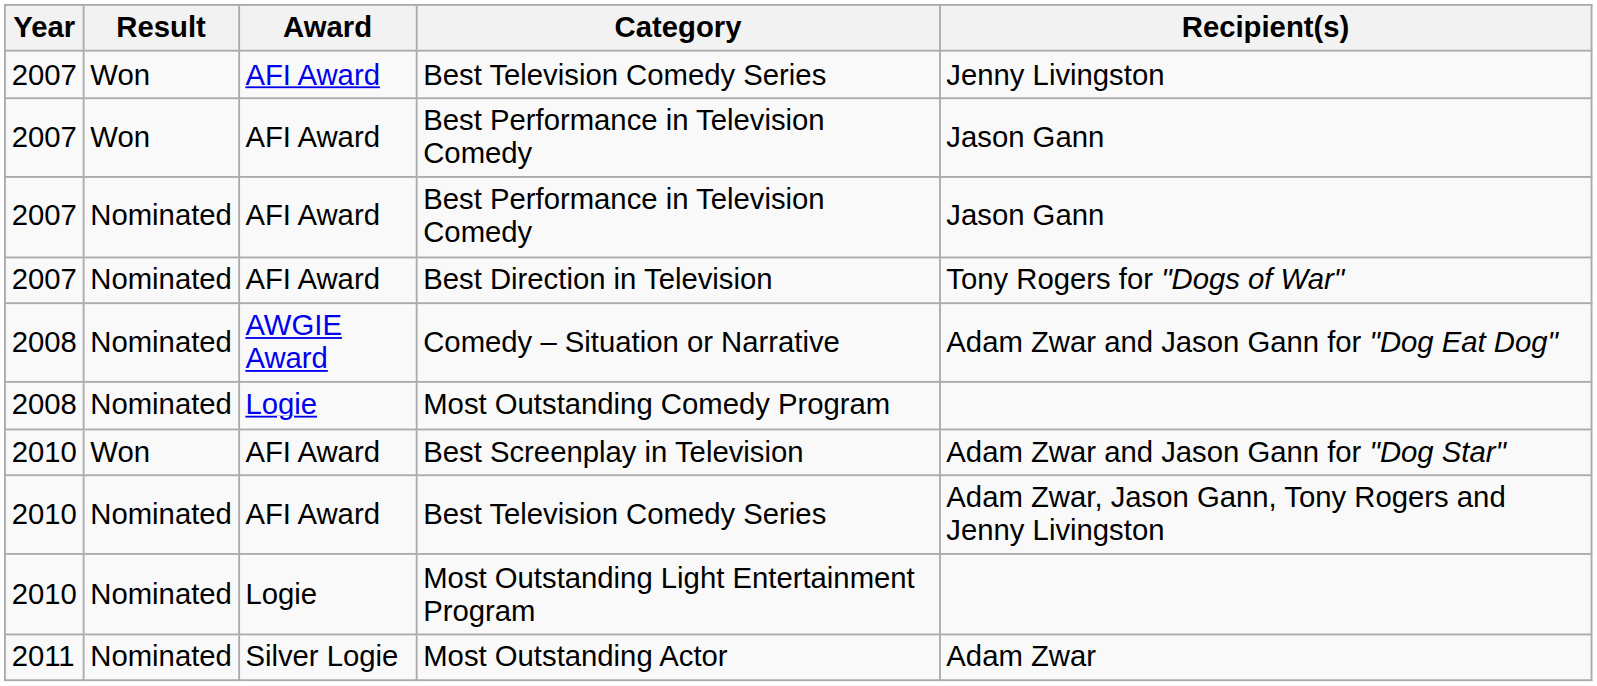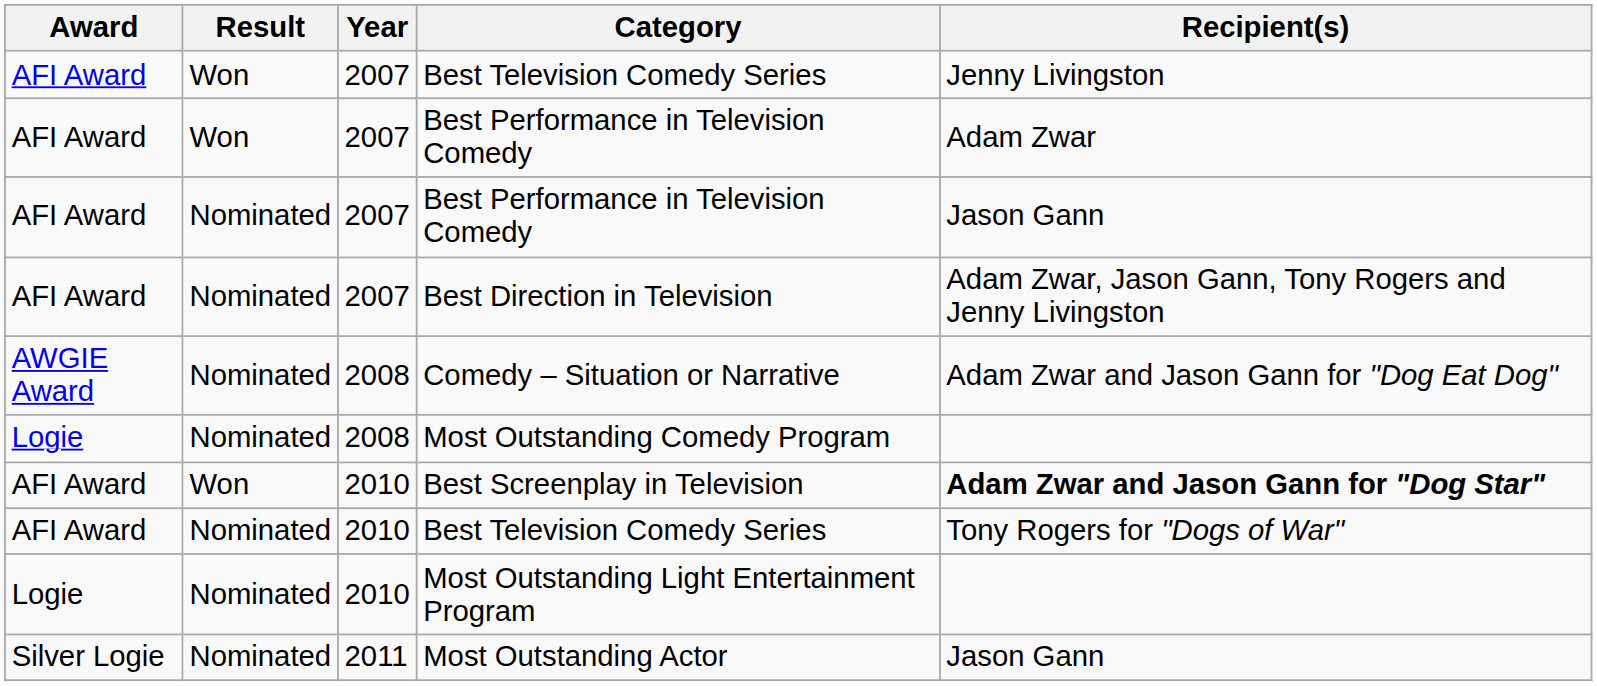columns swapped: (44, 27) <-> (328, 27)
(1025, 137) Jason Gann -> (1021, 137) Adam Zwar
(1145, 279) Tony Rogers for "Dogs of War" -> (1226, 295) Adam Zwar, Jason Gann, Tony Rogers and Jenny Livingston
(1226, 451) normal -> (1246, 484) bold
(1226, 514) Adam Zwar, Jason Gann, Tony Rogers and Jenny Livingston -> (1145, 530) Tony Rogers for "Dogs of War"
(1021, 656) Adam Zwar -> (1025, 656) Jason Gann
